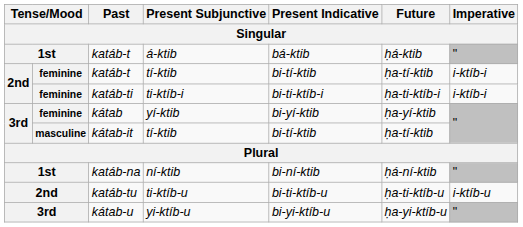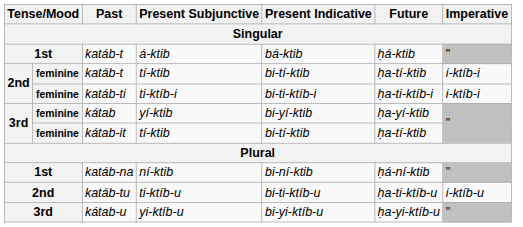(61, 133) masculine -> (57, 133) feminine
